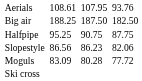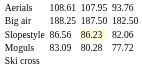- row: (22, 34)
(92, 48) no background -> (92, 34) lightyellow background
